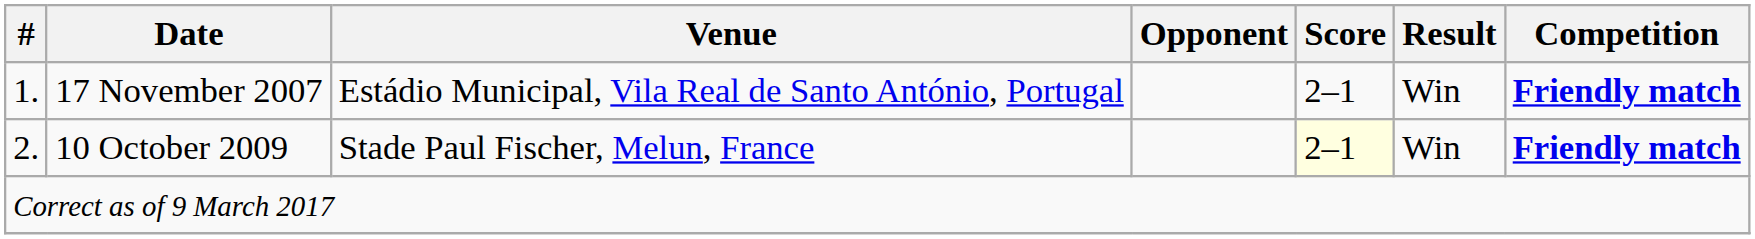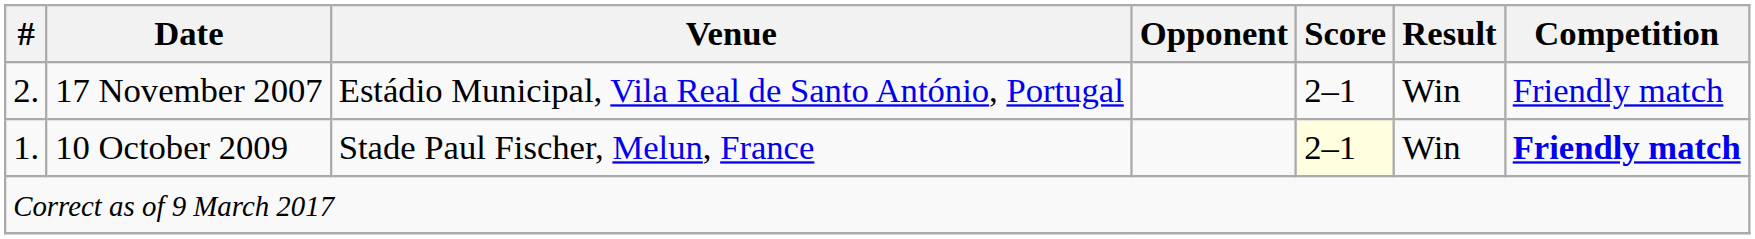(26, 90) 1. -> (26, 90) 2.
(1627, 90) bold -> (1618, 90) normal
(26, 147) 2. -> (26, 147) 1.
